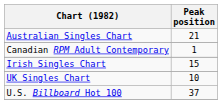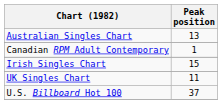(194, 36) 21 -> (194, 36) 13
(194, 78) 10 -> (194, 78) 11
